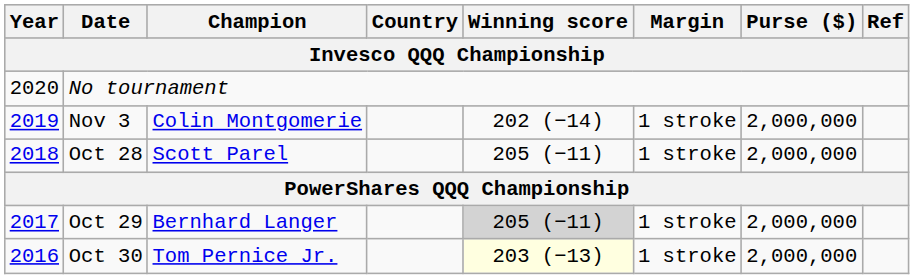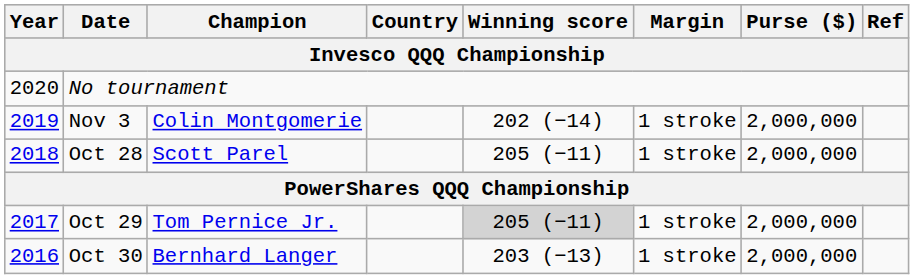(245, 222) Bernhard Langer -> (245, 222) Tom Pernice Jr.
(245, 256) Tom Pernice Jr. -> (245, 256) Bernhard Langer
(548, 256) lightyellow background -> (548, 256) no background
